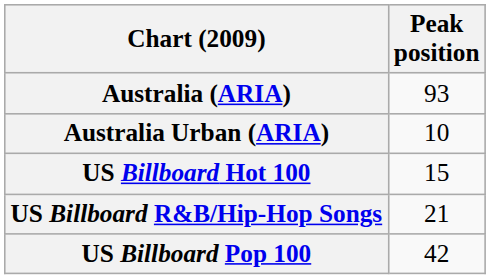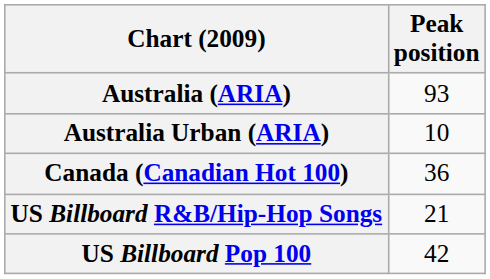+ row: (196, 173)
- row: (196, 173)
